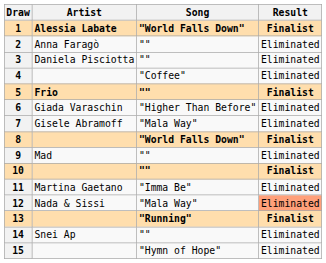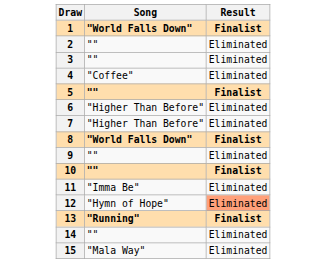- column: (84, 12)
(168, 124) "Mala Way" -> (145, 124) "Higher Than Before"
(168, 203) "Mala Way" -> (128, 203) "Hymn of Hope"
(180, 251) "Hymn of Hope" -> (116, 251) "Mala Way"
